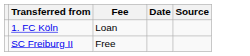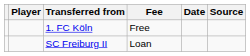+ column: (26, 12)
(106, 28) Loan -> (140, 28) Free
(105, 43) Free -> (141, 43) Loan
